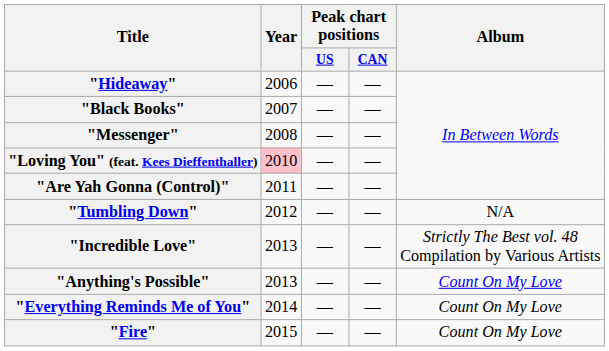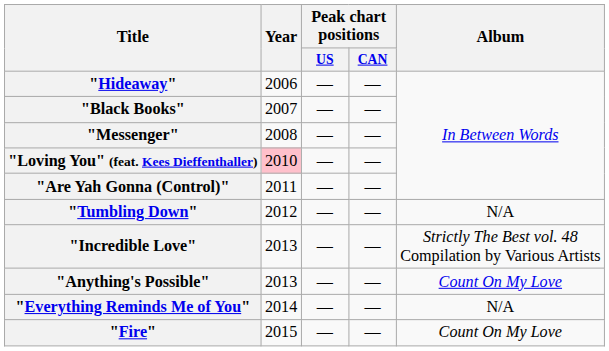(500, 306) Count On My Love -> (500, 306) N/A
